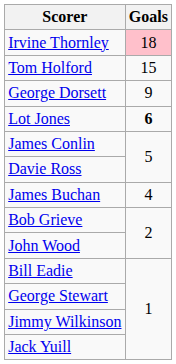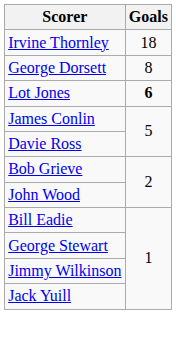(148, 42) pink background -> (148, 42) no background
- row: (50, 67)
(148, 93) 9 -> (148, 67) 8
- row: (54, 194)
